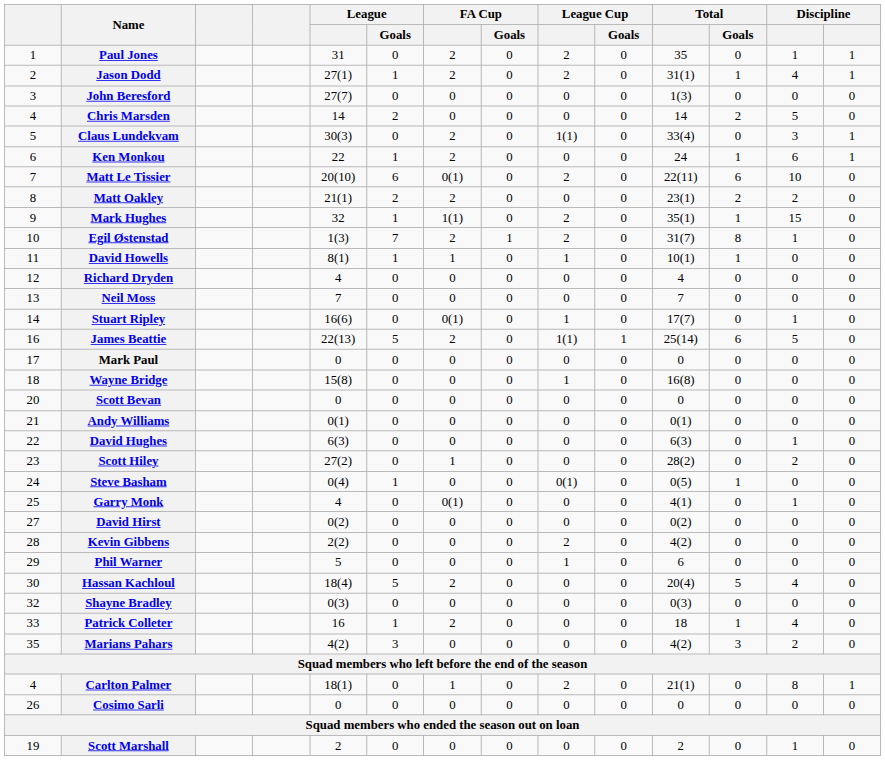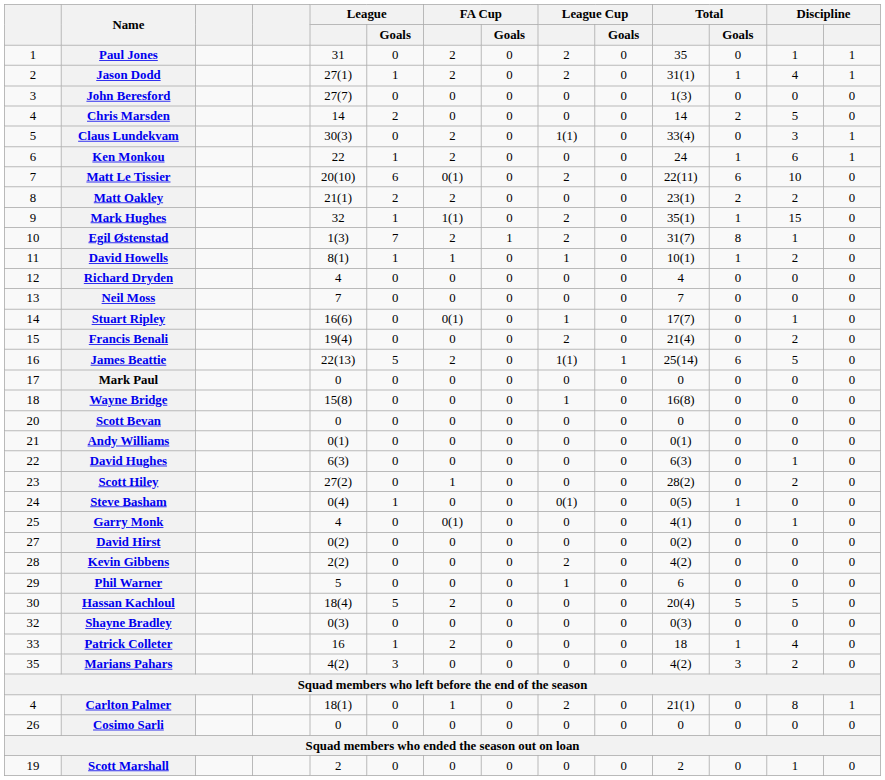(795, 258) 0 -> (795, 258) 2
+ row: (128, 339)
(795, 583) 4 -> (795, 603) 5
